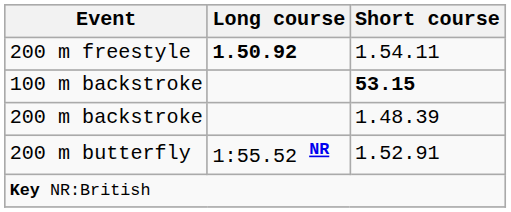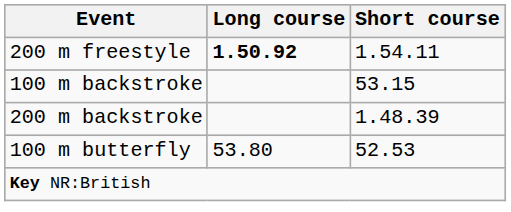(385, 86) bold -> (385, 86) normal
+ row: (100, 151)
- row: (100, 155)
